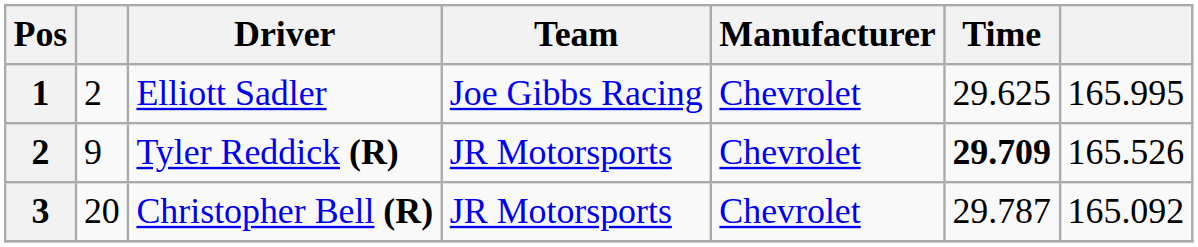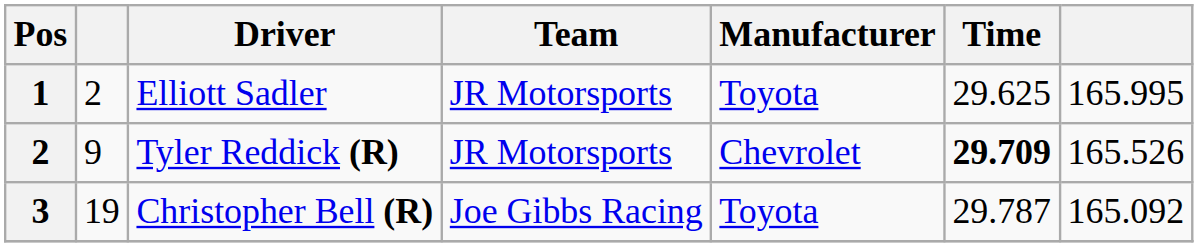(576, 93) Joe Gibbs Racing -> (561, 93) JR Motorsports
(790, 93) Chevrolet -> (769, 93) Toyota
(102, 211) 20 -> (102, 211) 19
(561, 211) JR Motorsports -> (576, 211) Joe Gibbs Racing
(790, 211) Chevrolet -> (769, 211) Toyota
